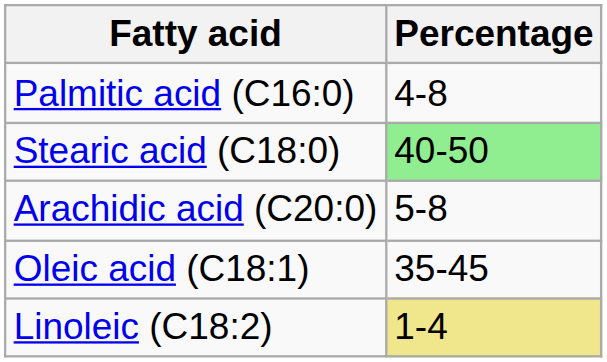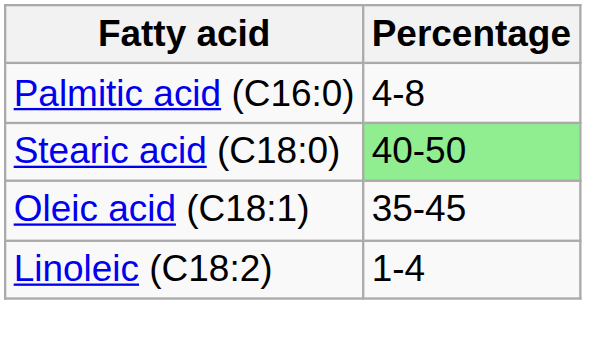- row: (195, 209)
(421, 326) khaki background -> (398, 268) no background
